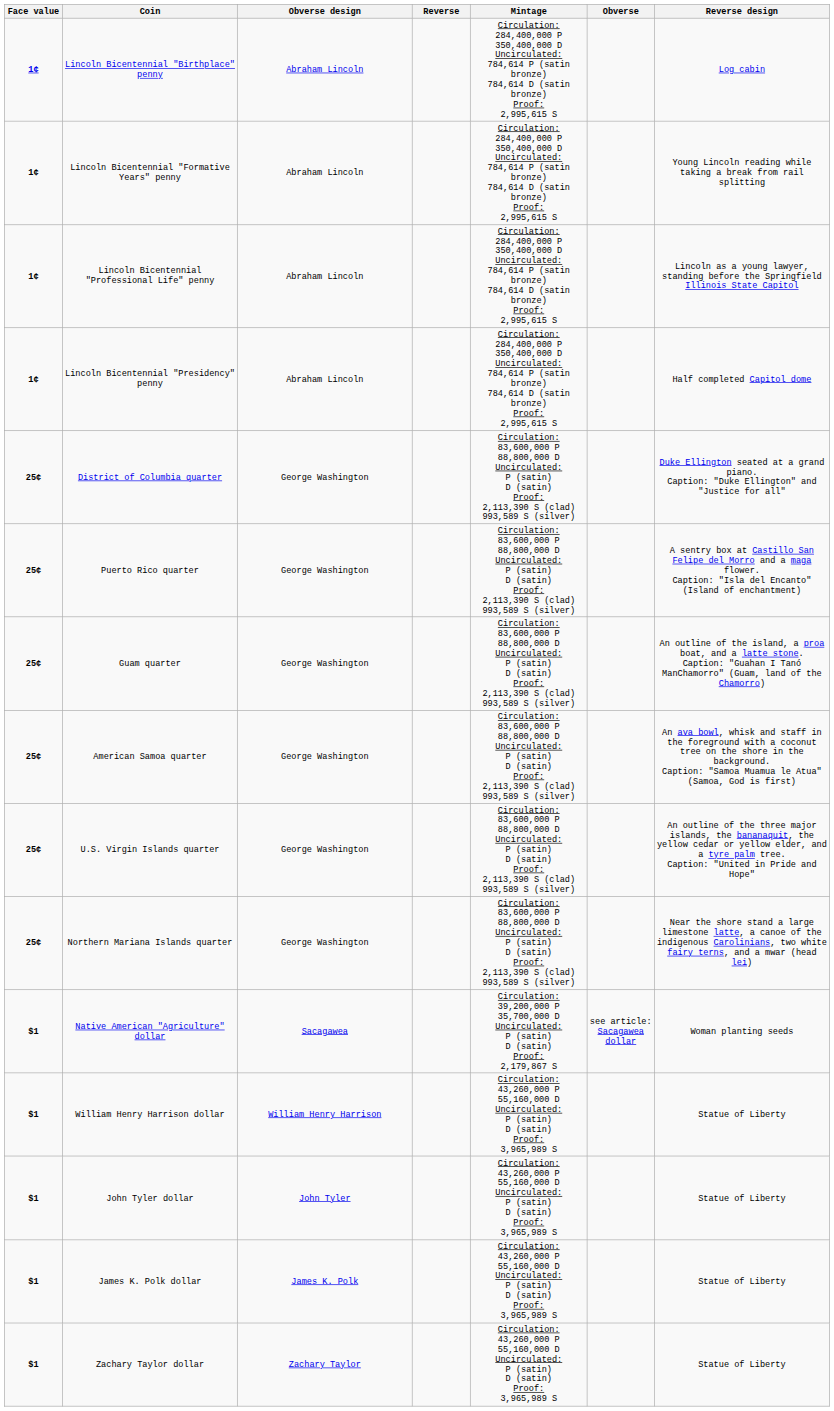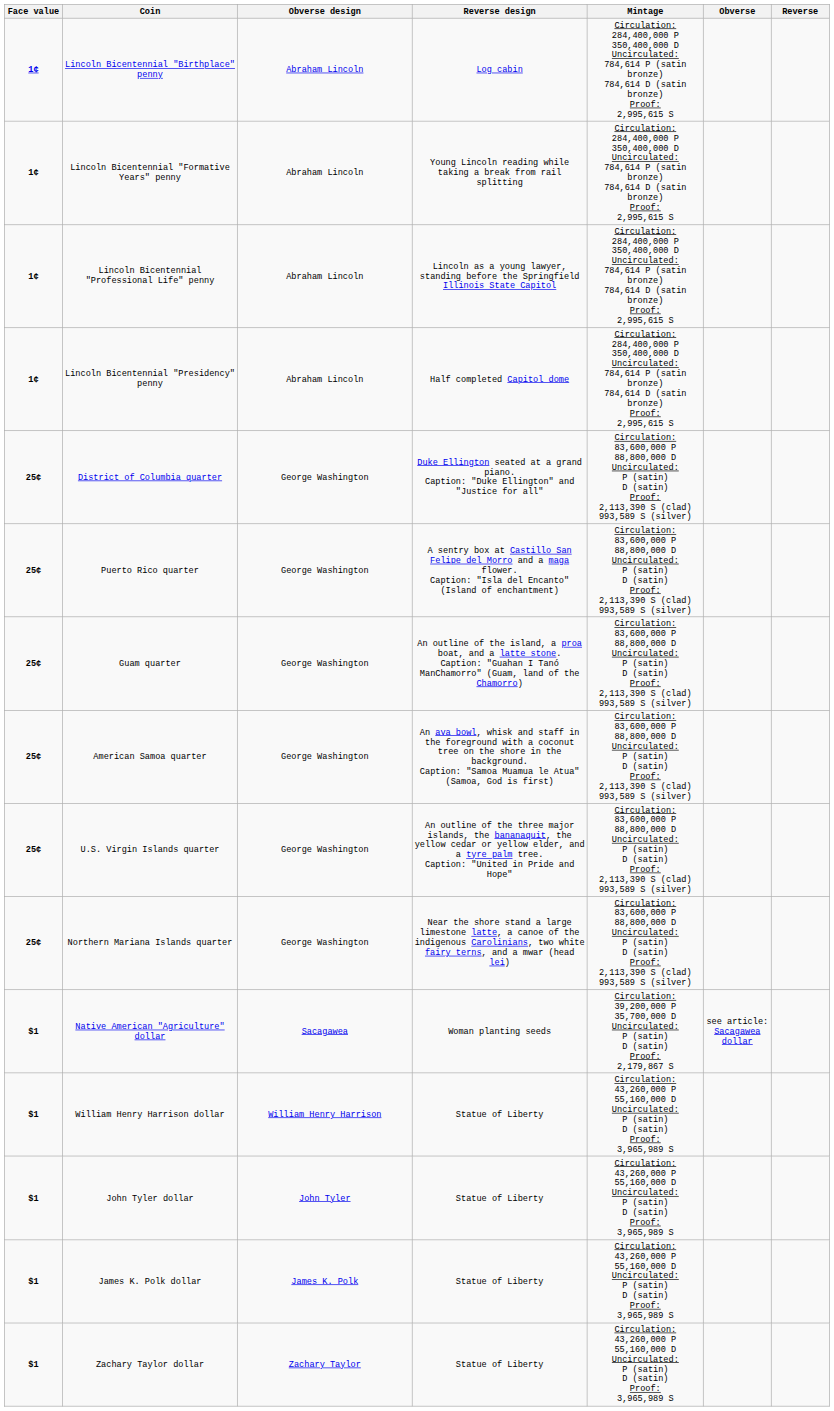columns swapped: (742, 11) <-> (441, 11)
